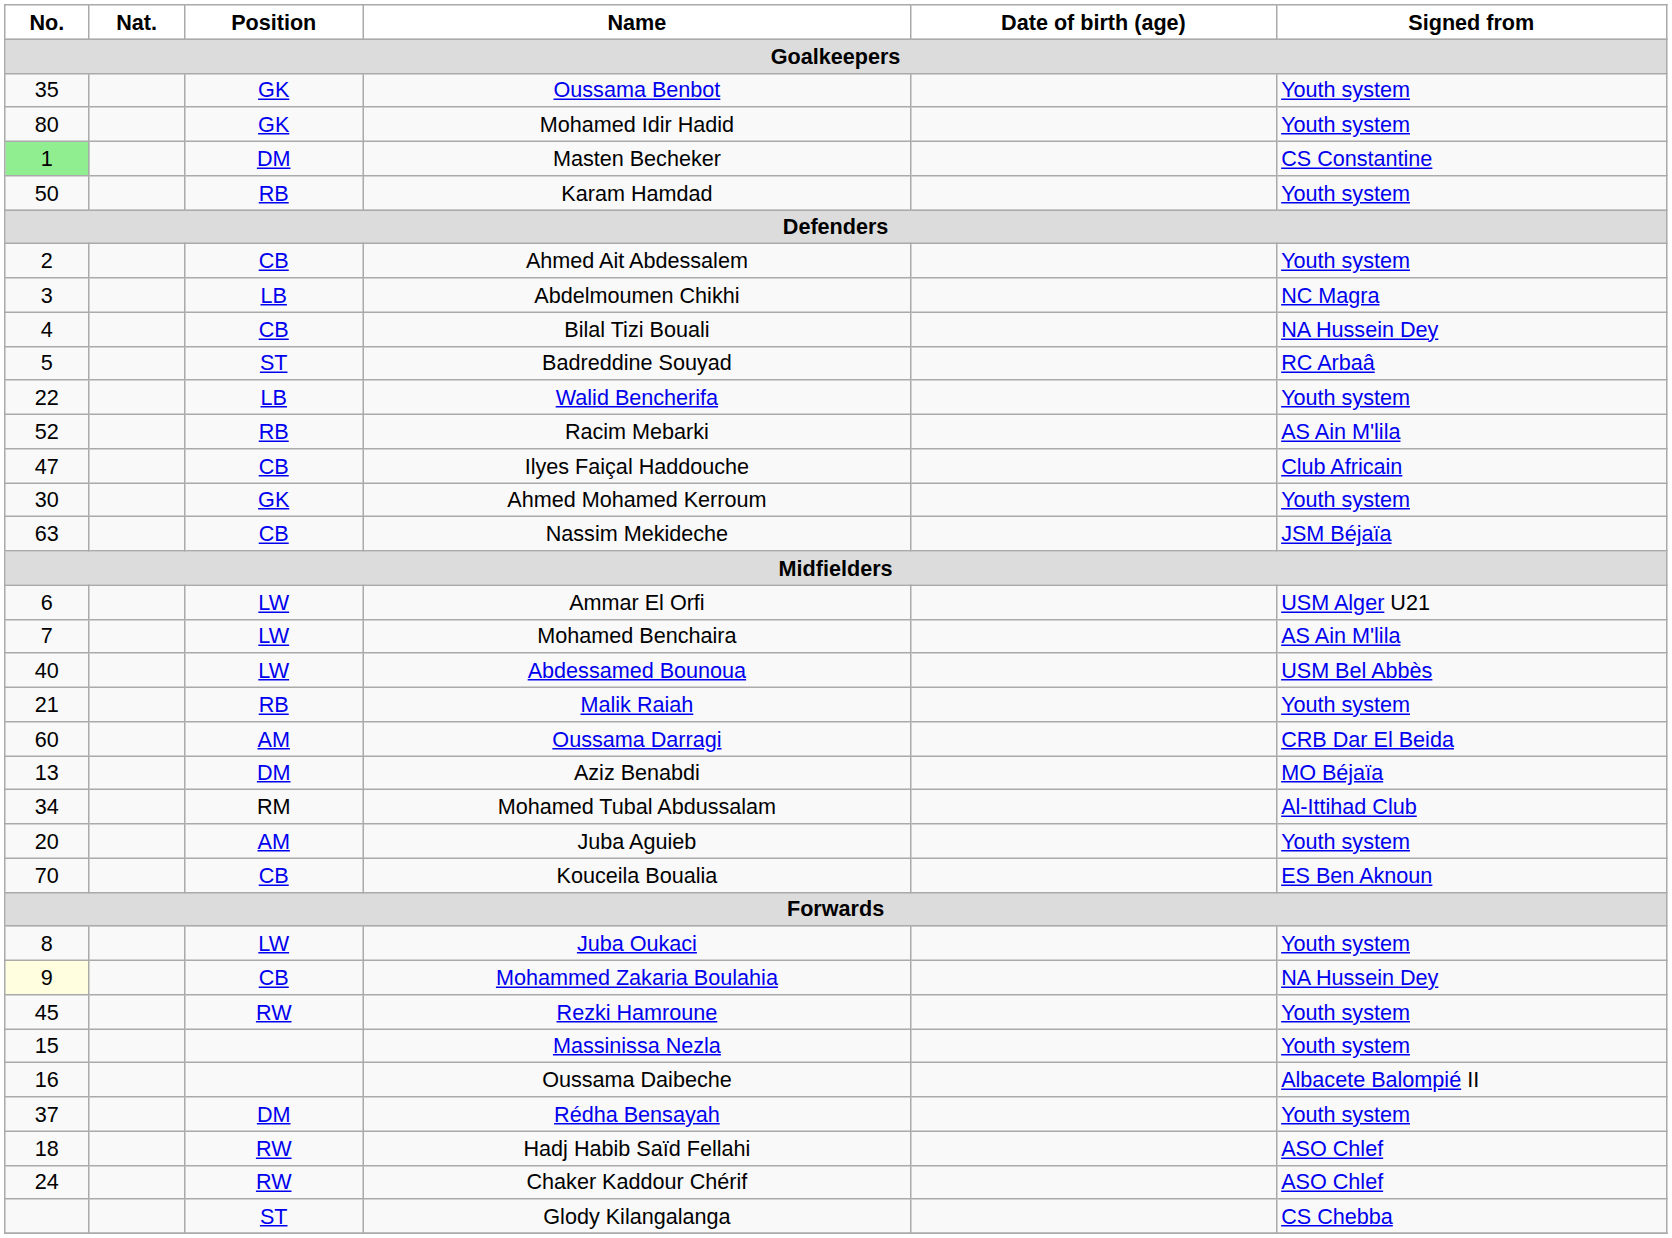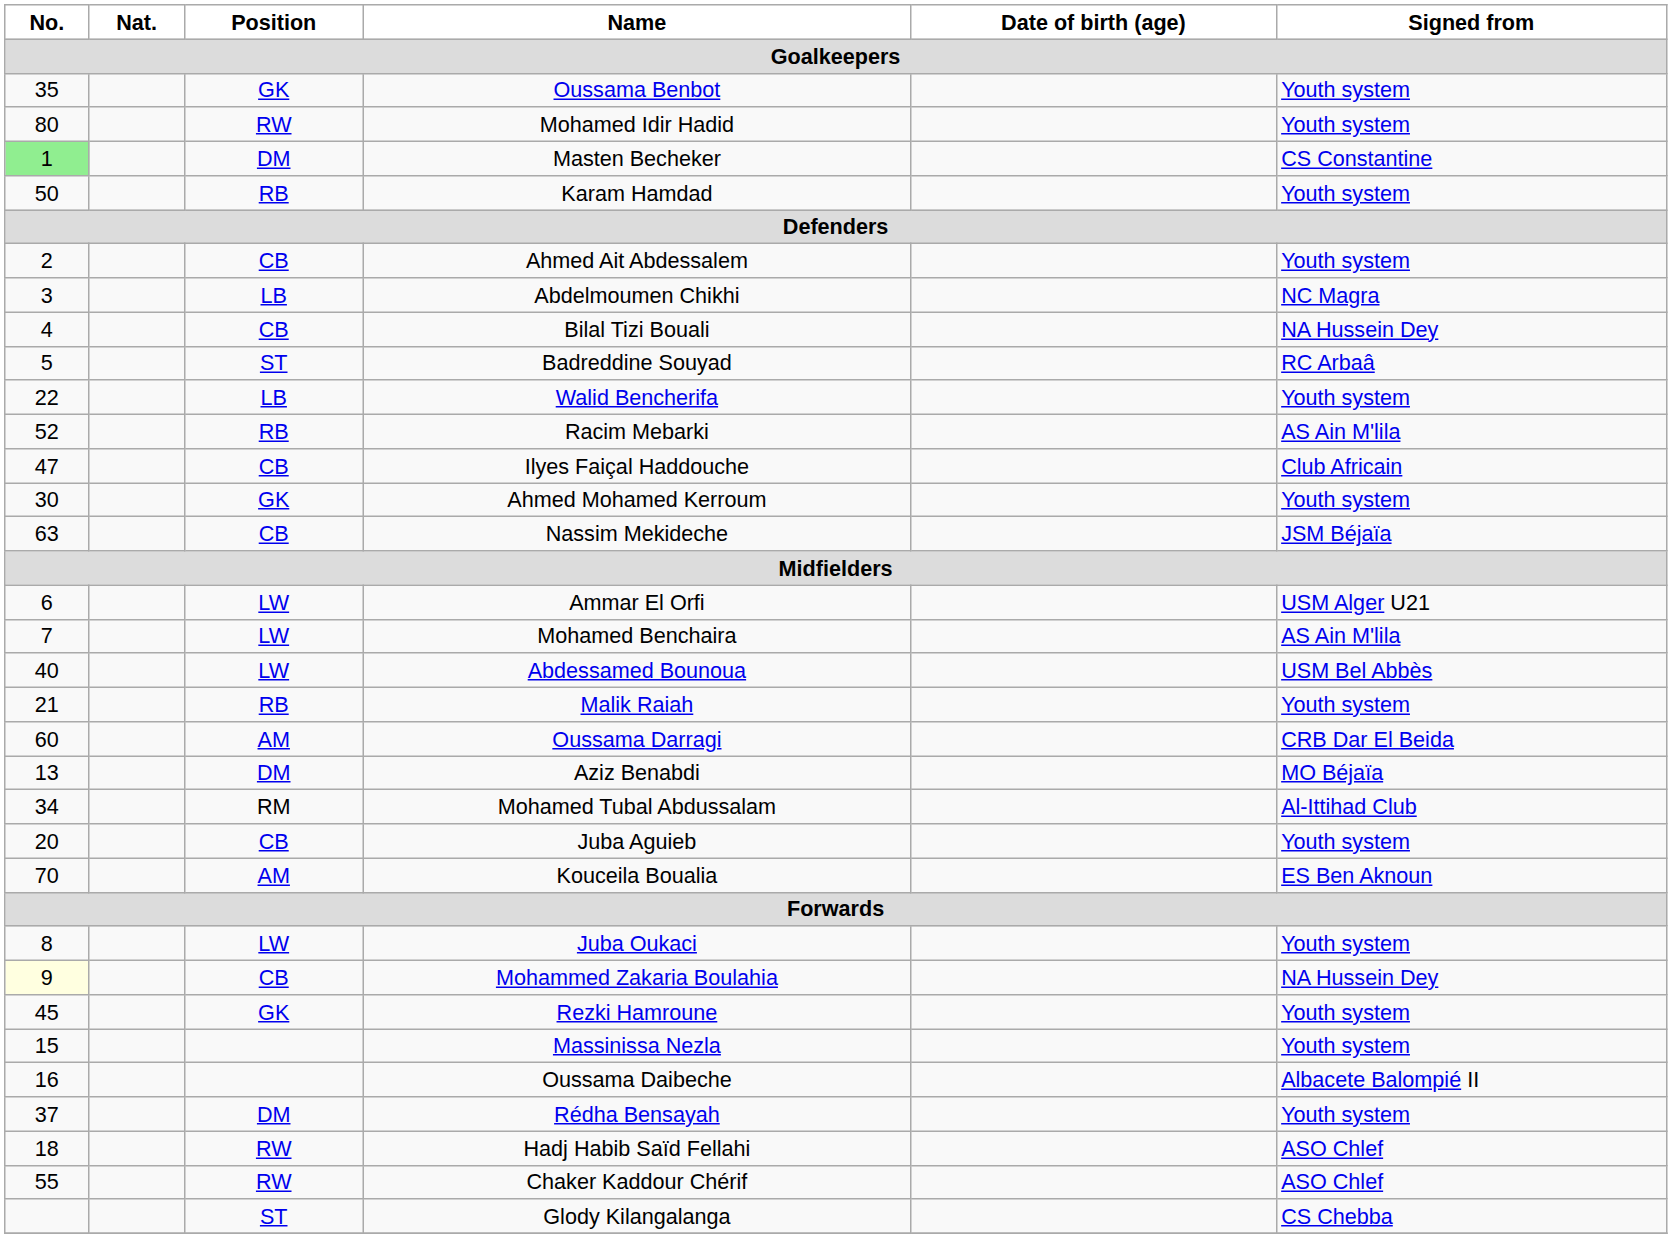(274, 125) GK -> (274, 125) RW
(274, 841) AM -> (274, 841) CB
(274, 875) CB -> (274, 875) AM
(274, 1012) RW -> (274, 1012) GK
(47, 1182) 24 -> (47, 1182) 55
